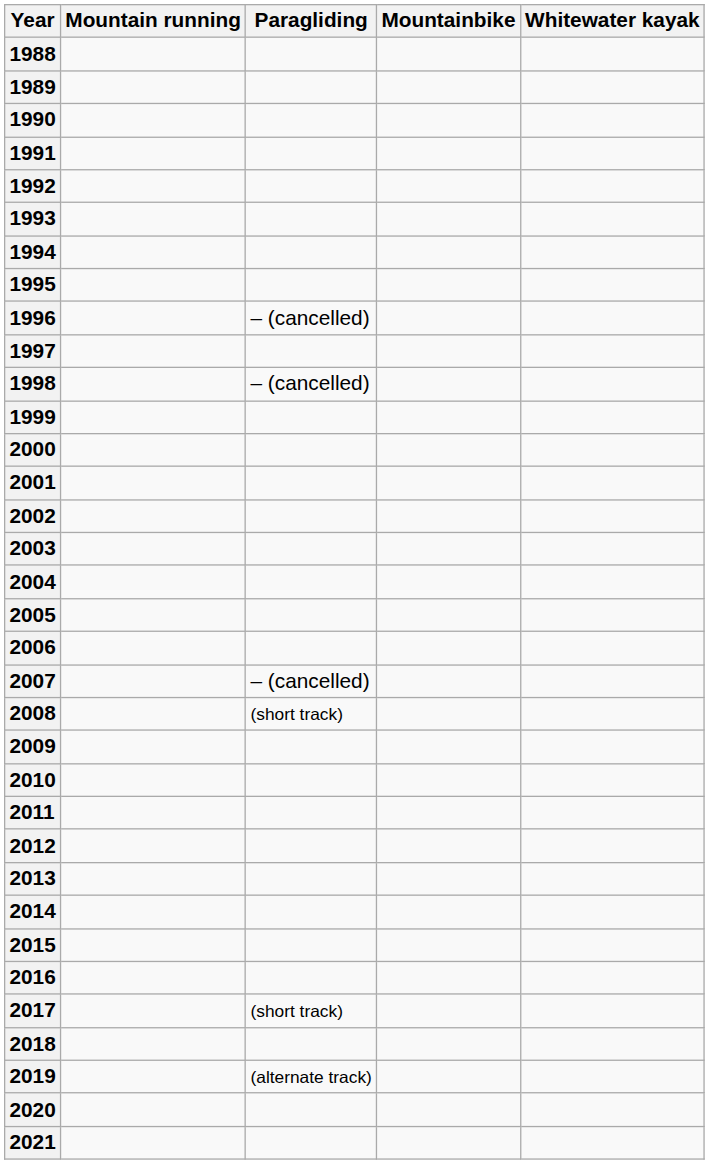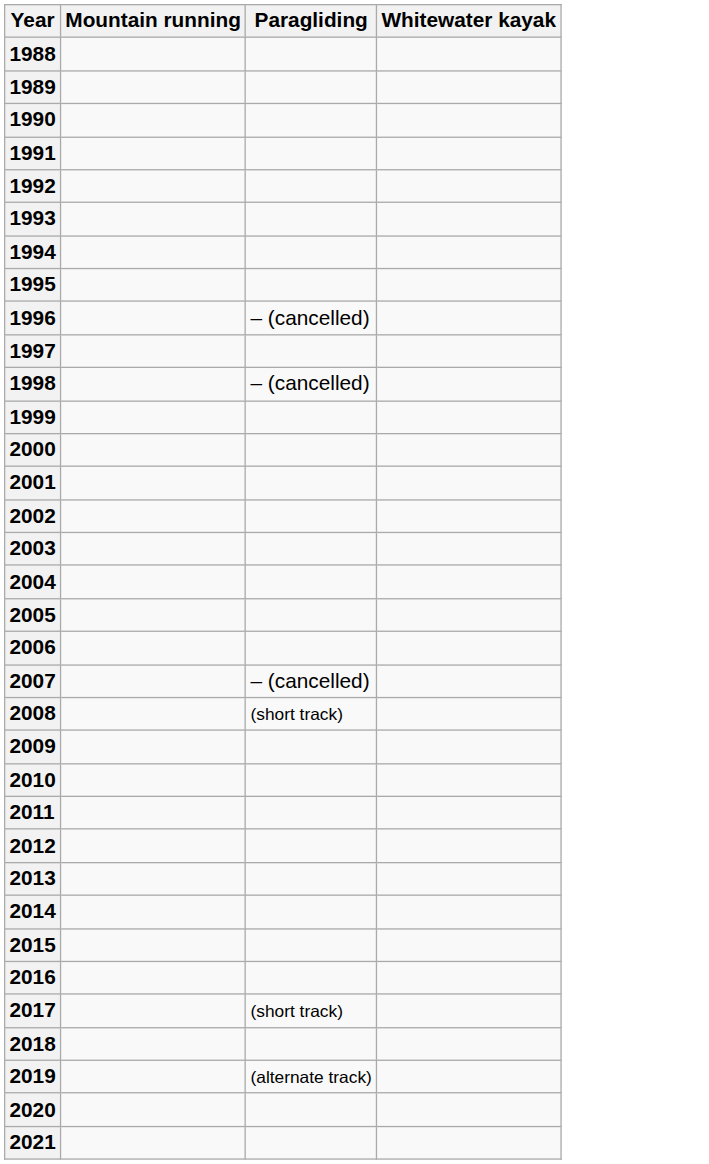- column: (448, 20)
